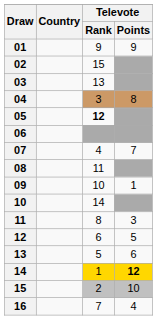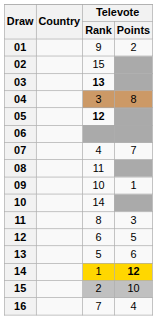(133, 47) 9 -> (133, 47) 2
(98, 82) normal -> (98, 82) bold
